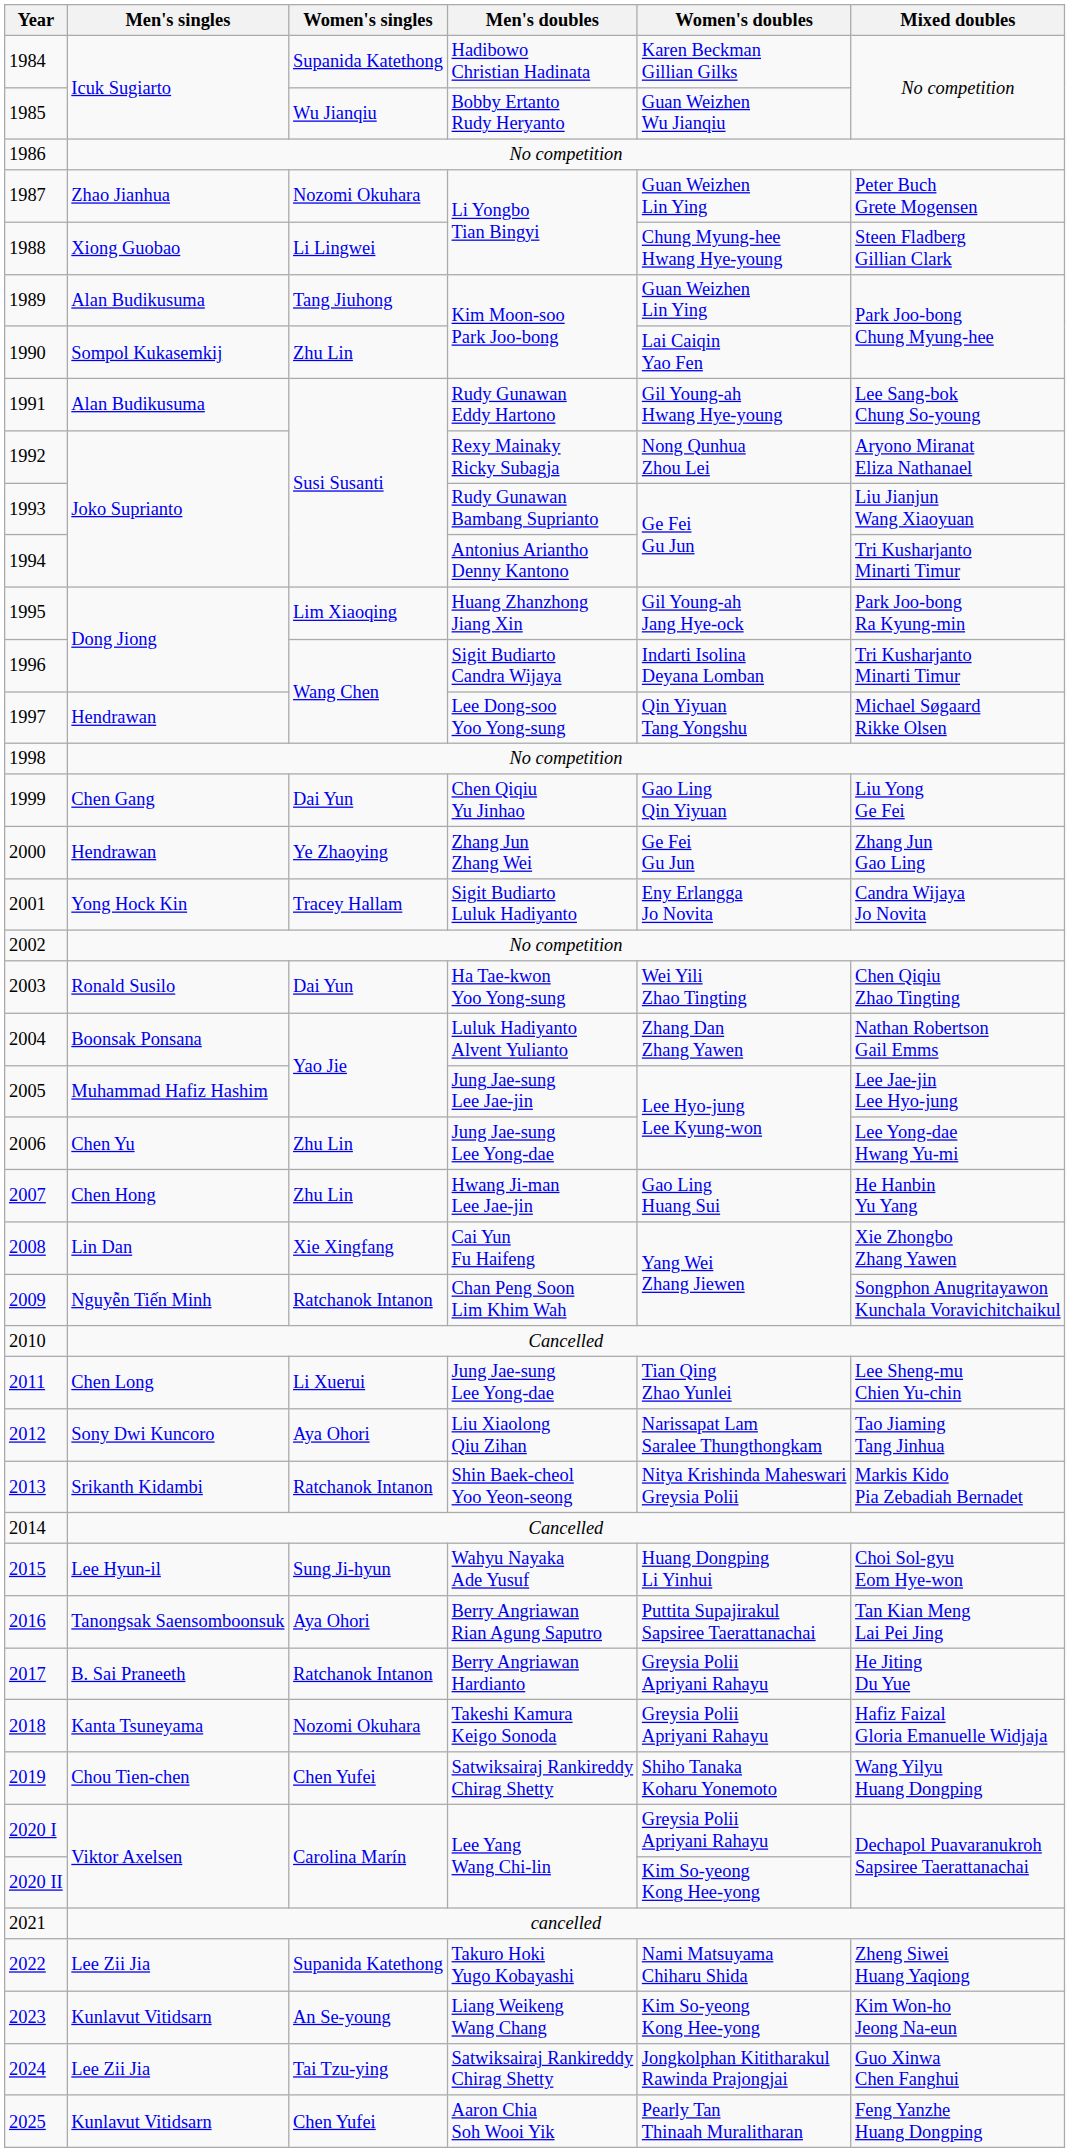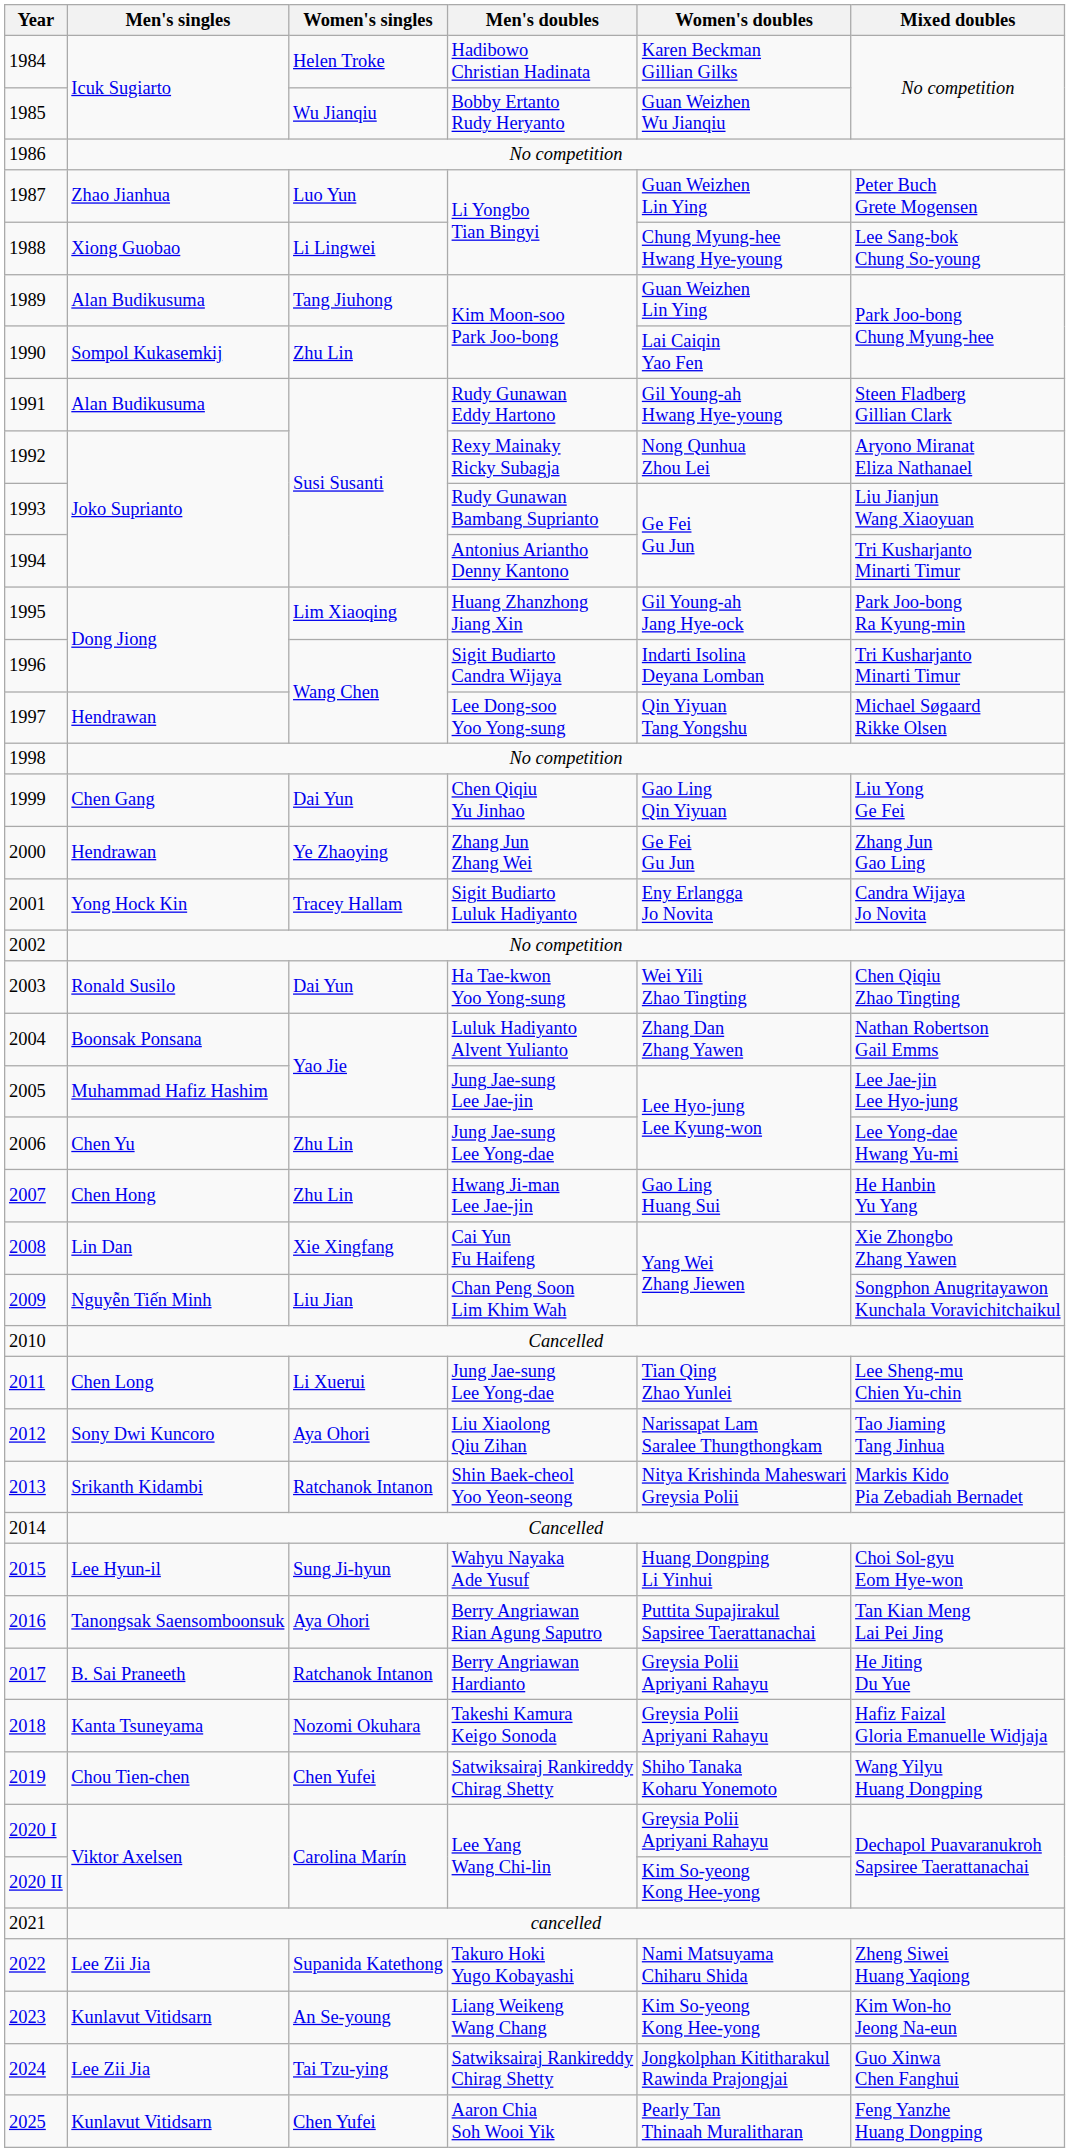(368, 61) Supanida Katethong -> (339, 61) Helen Troke
(357, 196) Nozomi Okuhara -> (325, 196) Luo Yun
(910, 248) Steen Fladberg Gillian Clark -> (918, 248) Lee Sang-bok Chung So-young
(918, 404) Lee Sang-bok Chung So-young -> (910, 404) Steen Fladberg Gillian Clark
(363, 1300) Ratchanok Intanon -> (323, 1300) Liu Jian
